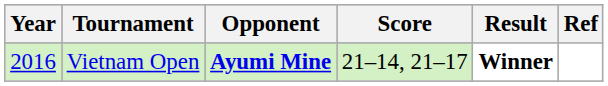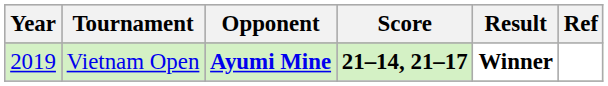(33, 61) 2016 -> (33, 61) 2019
(405, 61) normal -> (405, 61) bold
